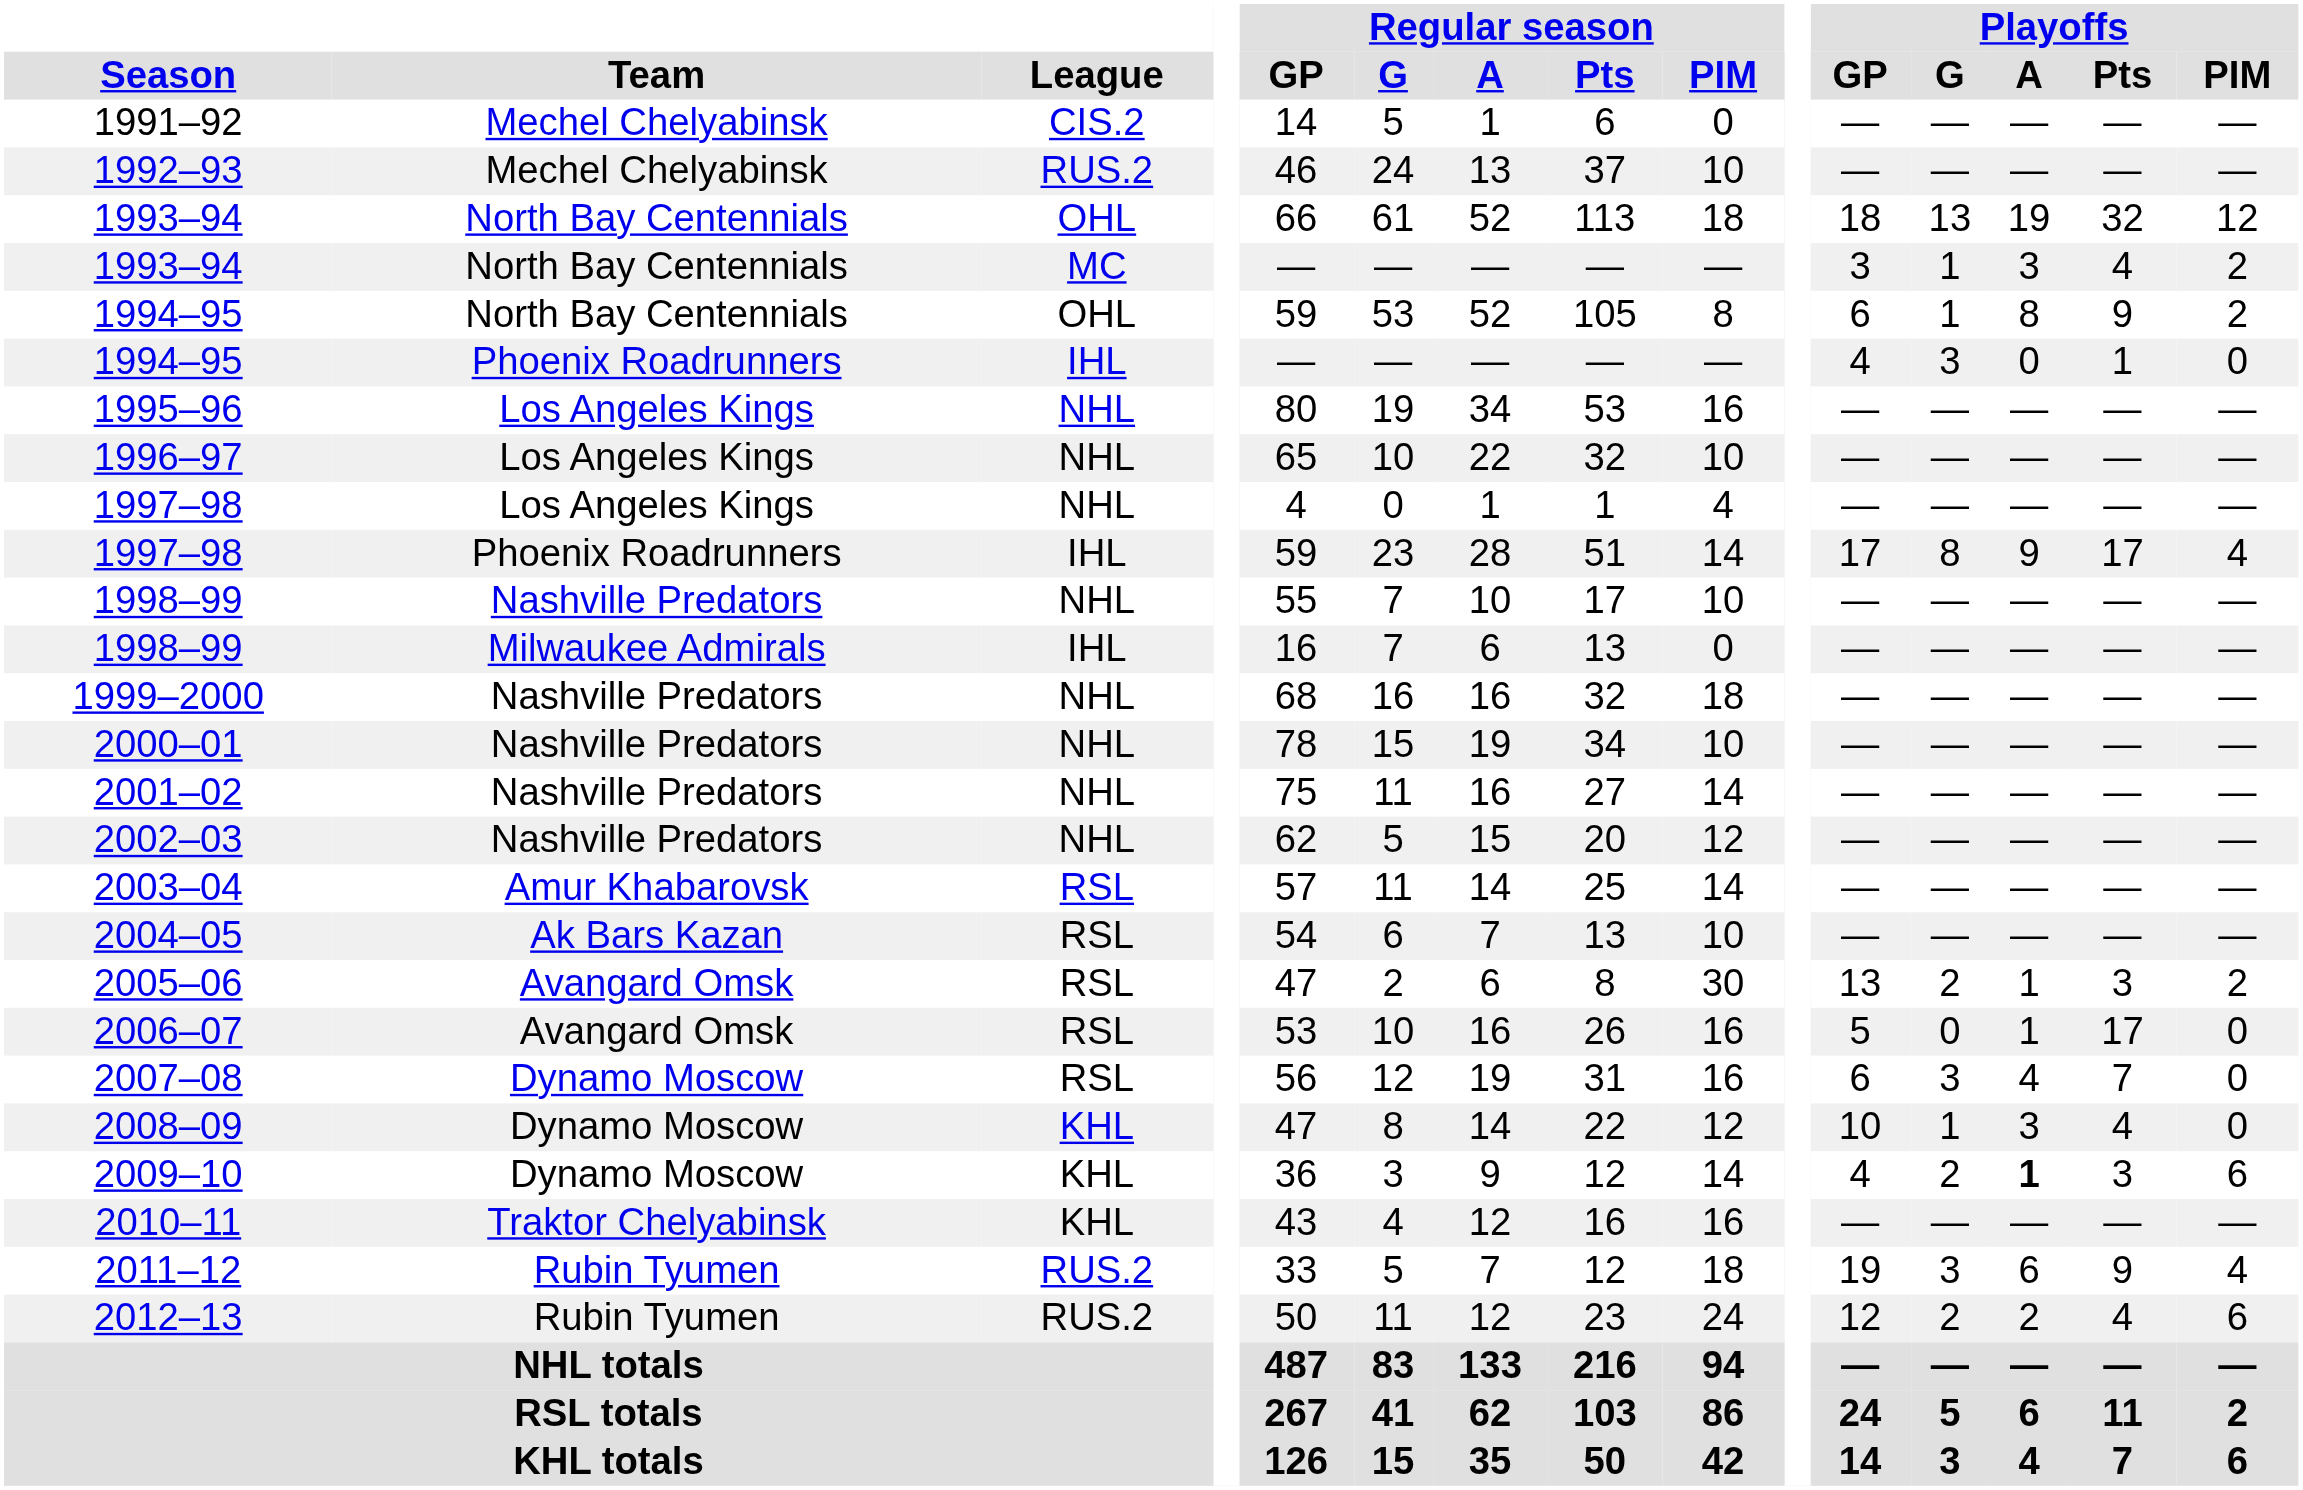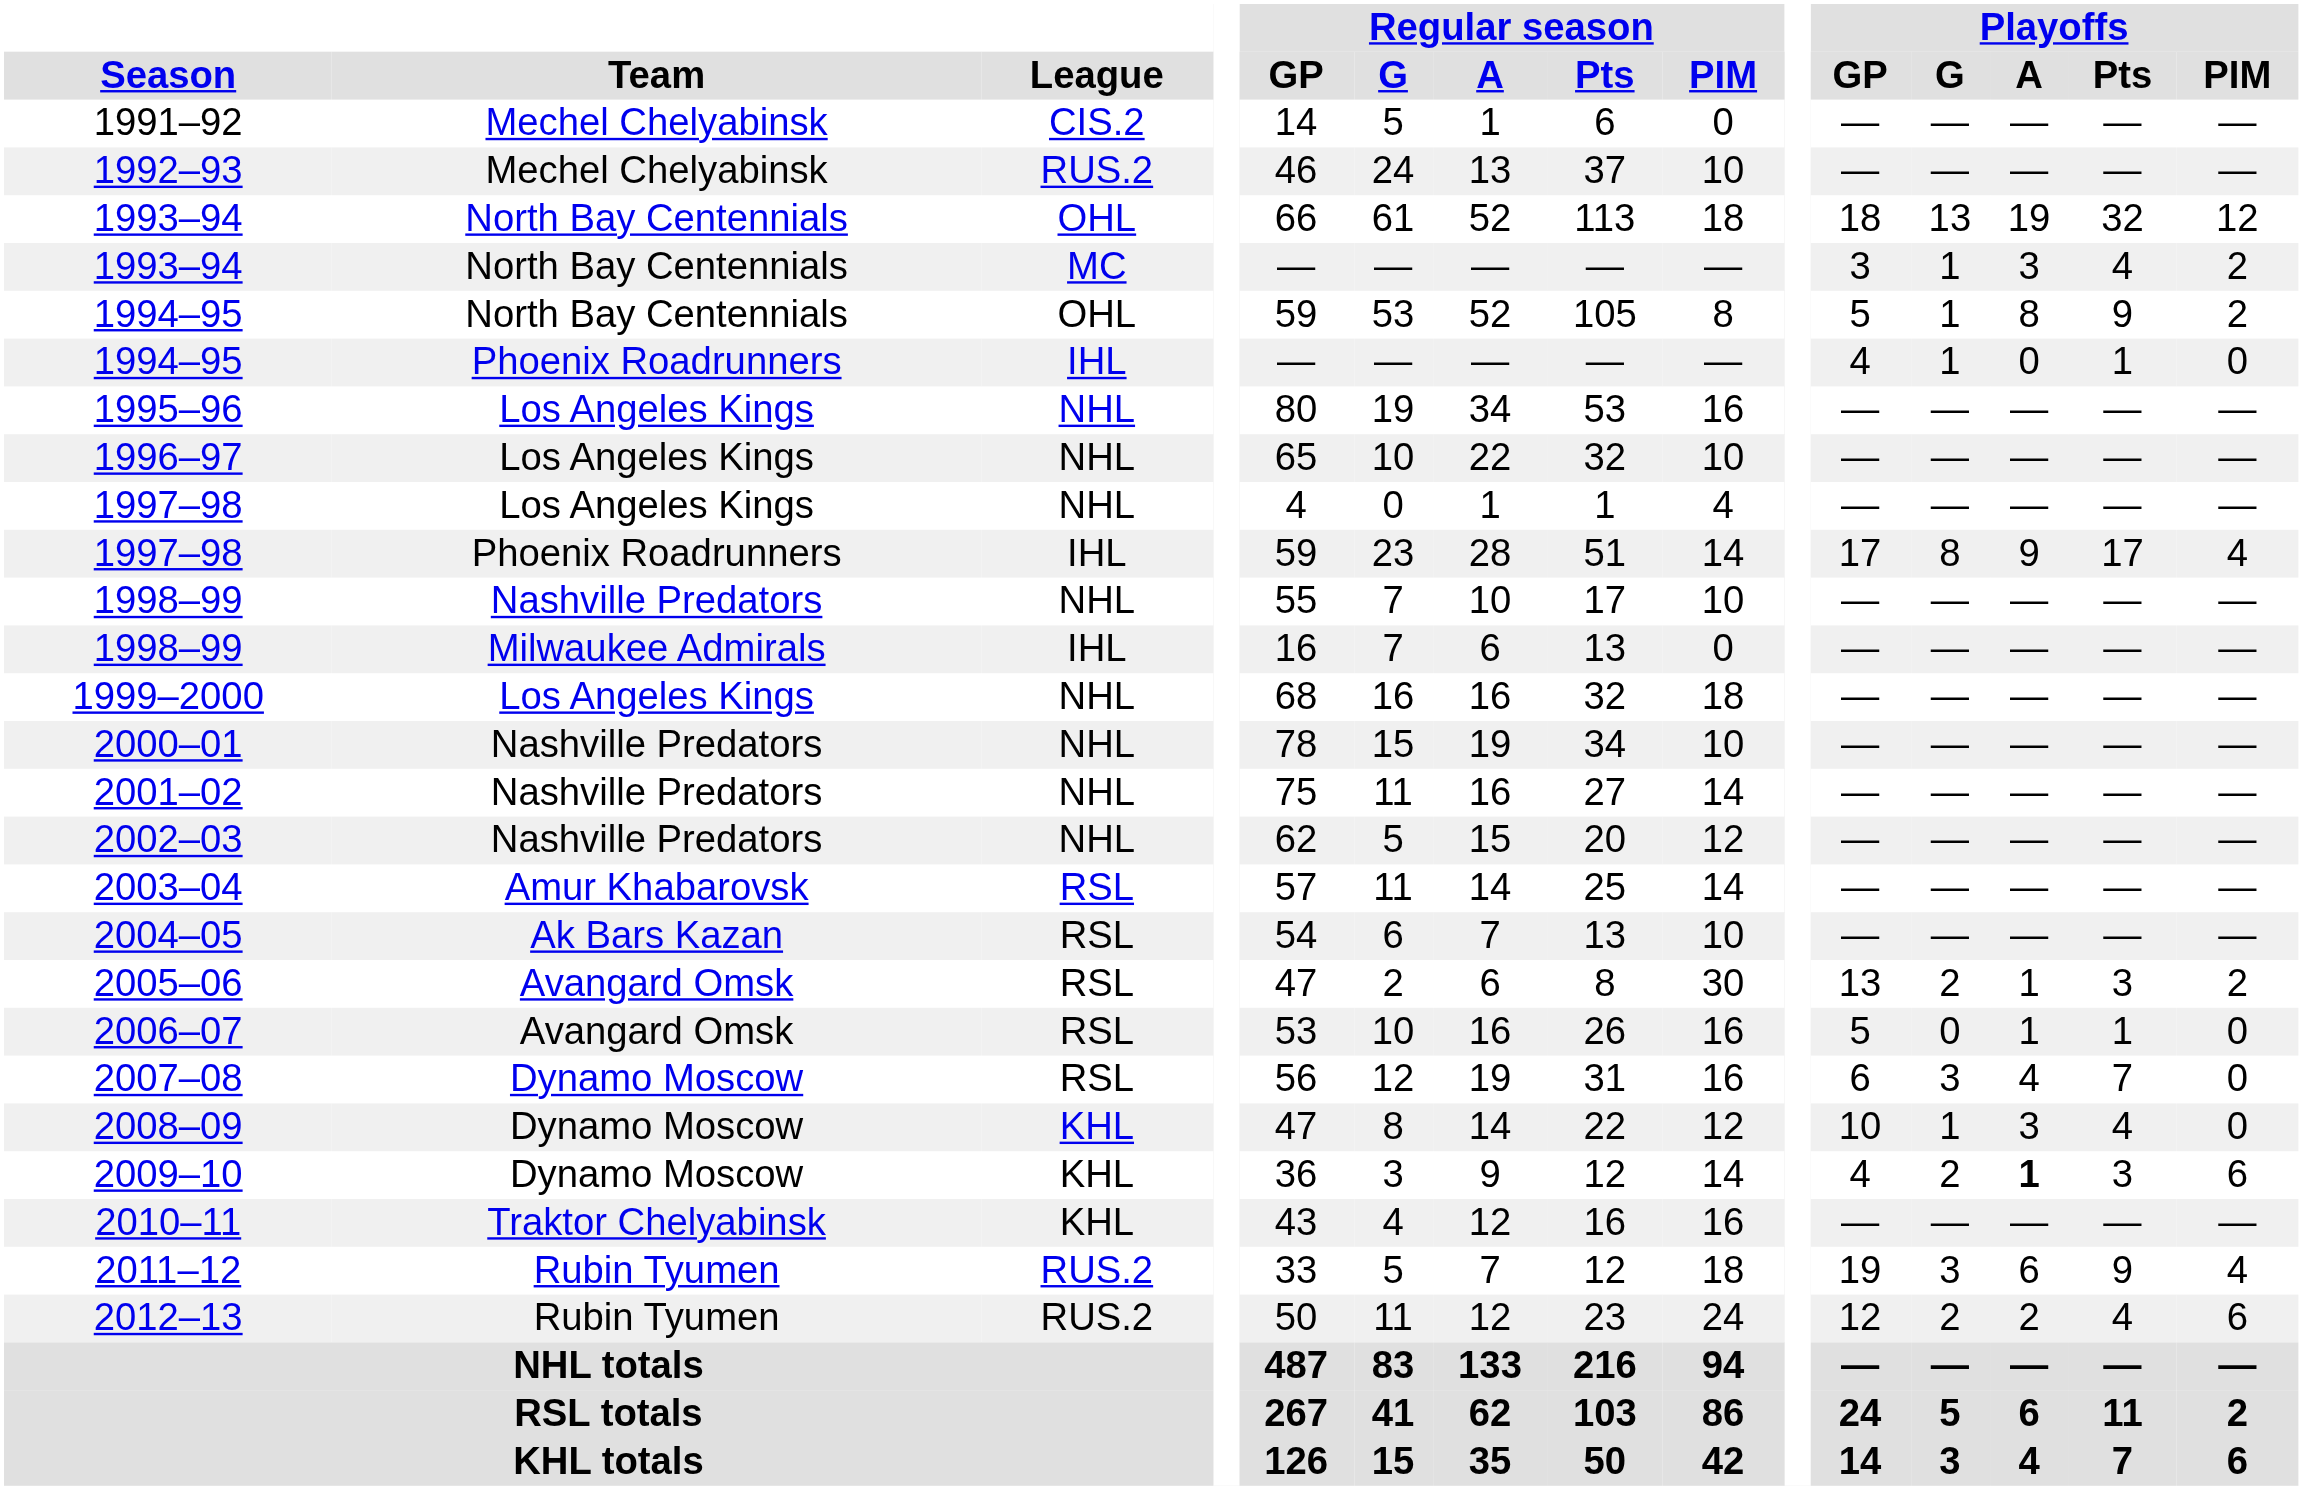(1860, 314) 6 -> (1860, 314) 5
(1950, 361) 3 -> (1950, 361) 1
(657, 696) Nashville Predators -> (657, 696) Los Angeles Kings
(2122, 1031) 17 -> (2122, 1031) 1
